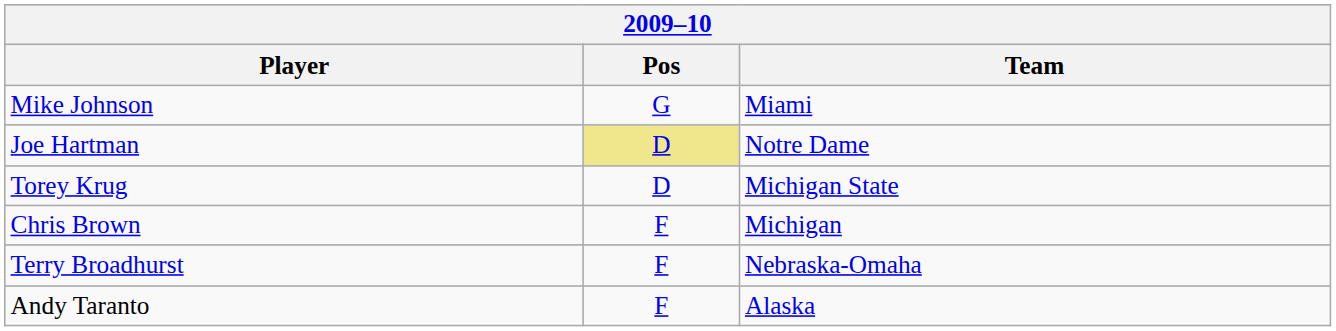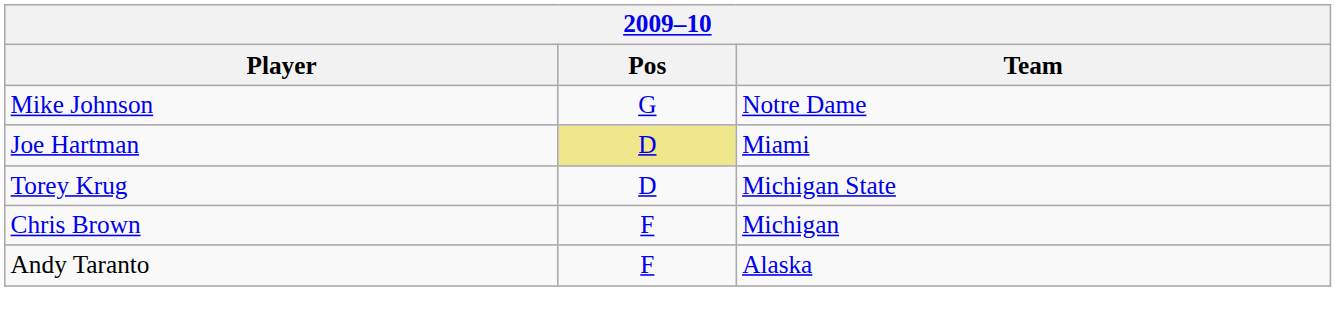(779, 104) Miami -> (804, 104) Notre Dame
(807, 144) Notre Dame -> (776, 144) Miami
- row: (97, 265)
